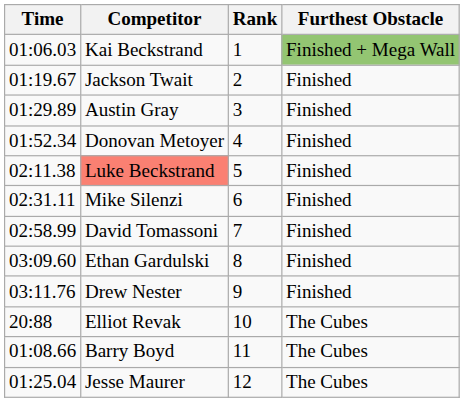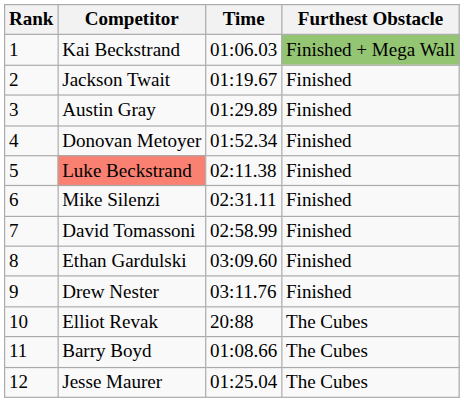columns swapped: (255, 19) <-> (43, 19)
